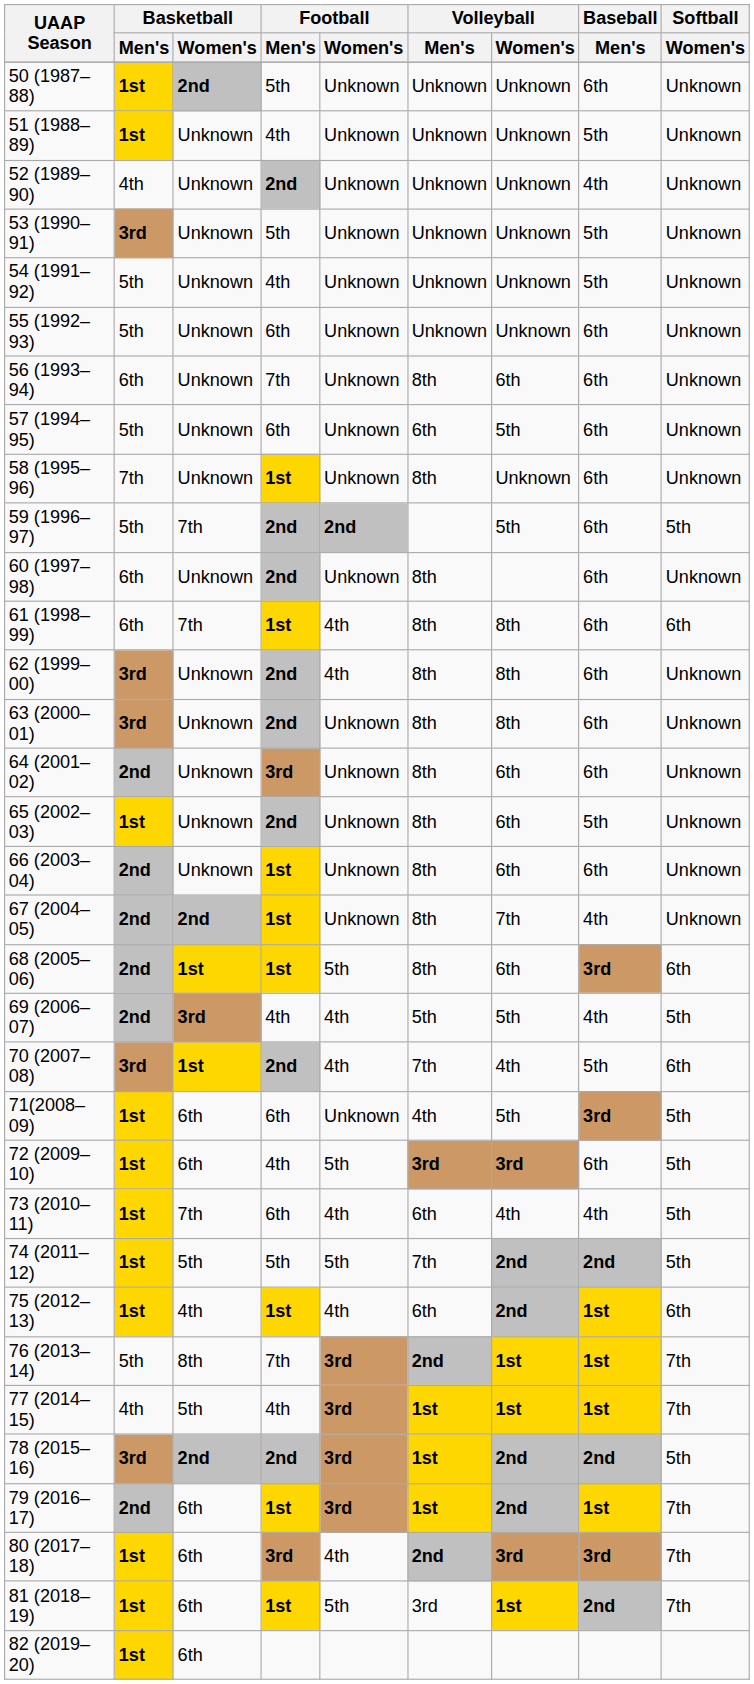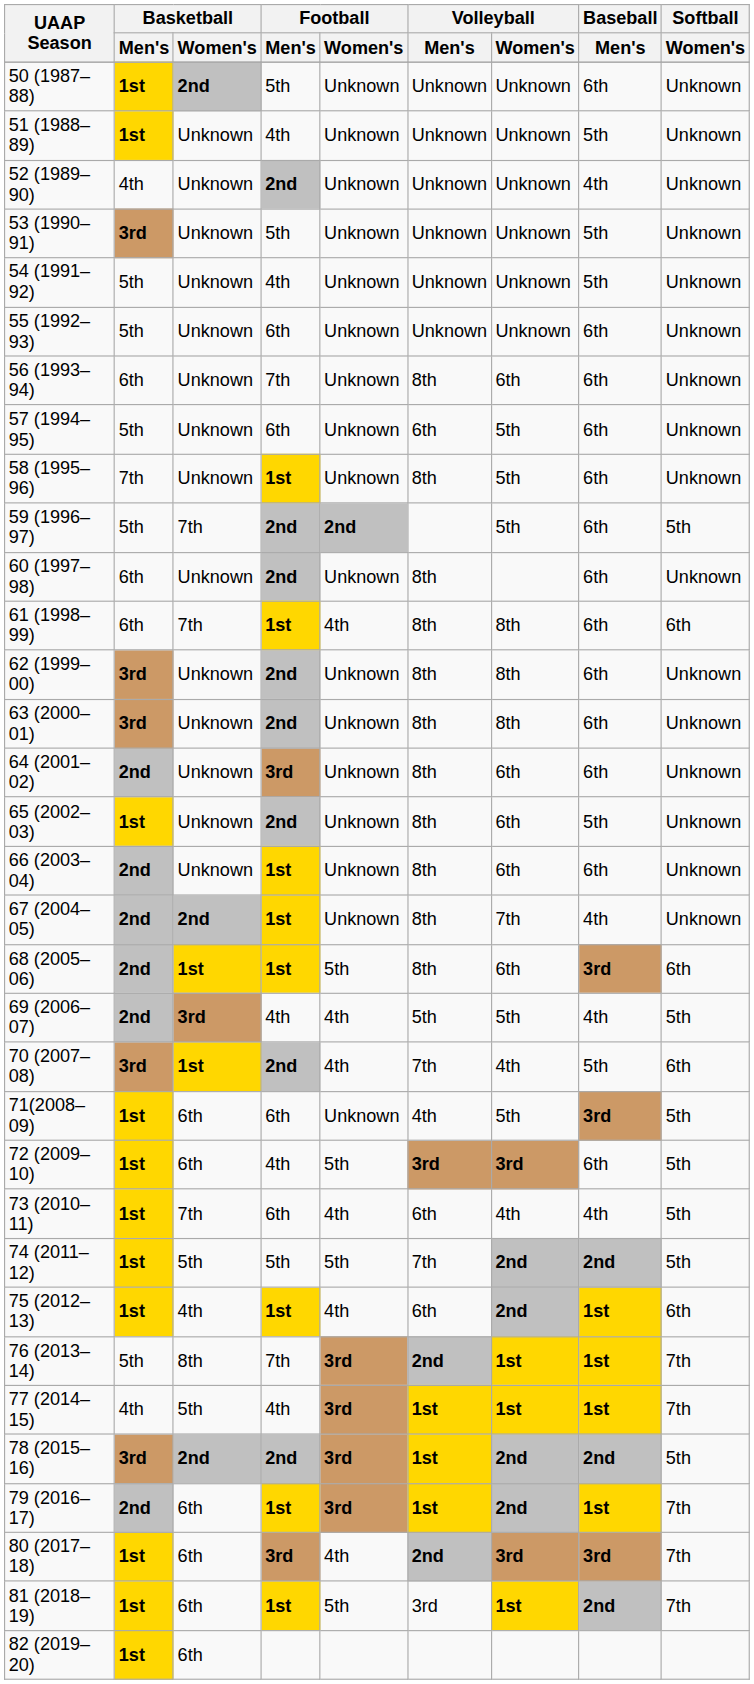(533, 478) Unknown -> (508, 478) 5th
(337, 674) 4th -> (362, 674) Unknown
